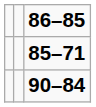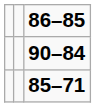rows swapped: (57, 85) <-> (57, 53)
